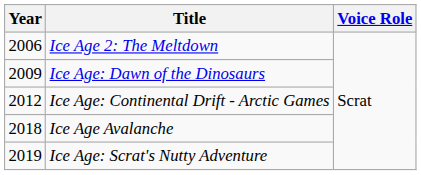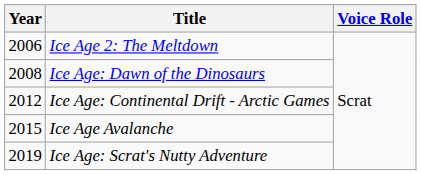(25, 73) 2009 -> (25, 73) 2008
(25, 128) 2018 -> (25, 128) 2015
